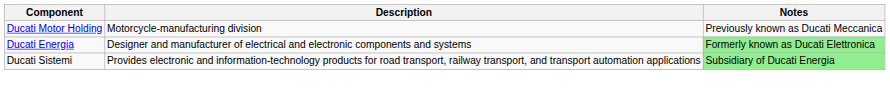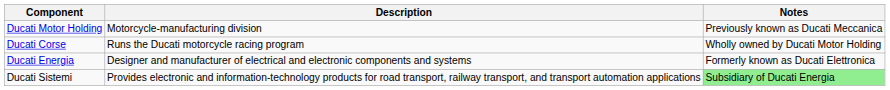+ row: (36, 45)
(790, 45) lightgreen background -> (790, 61) no background
